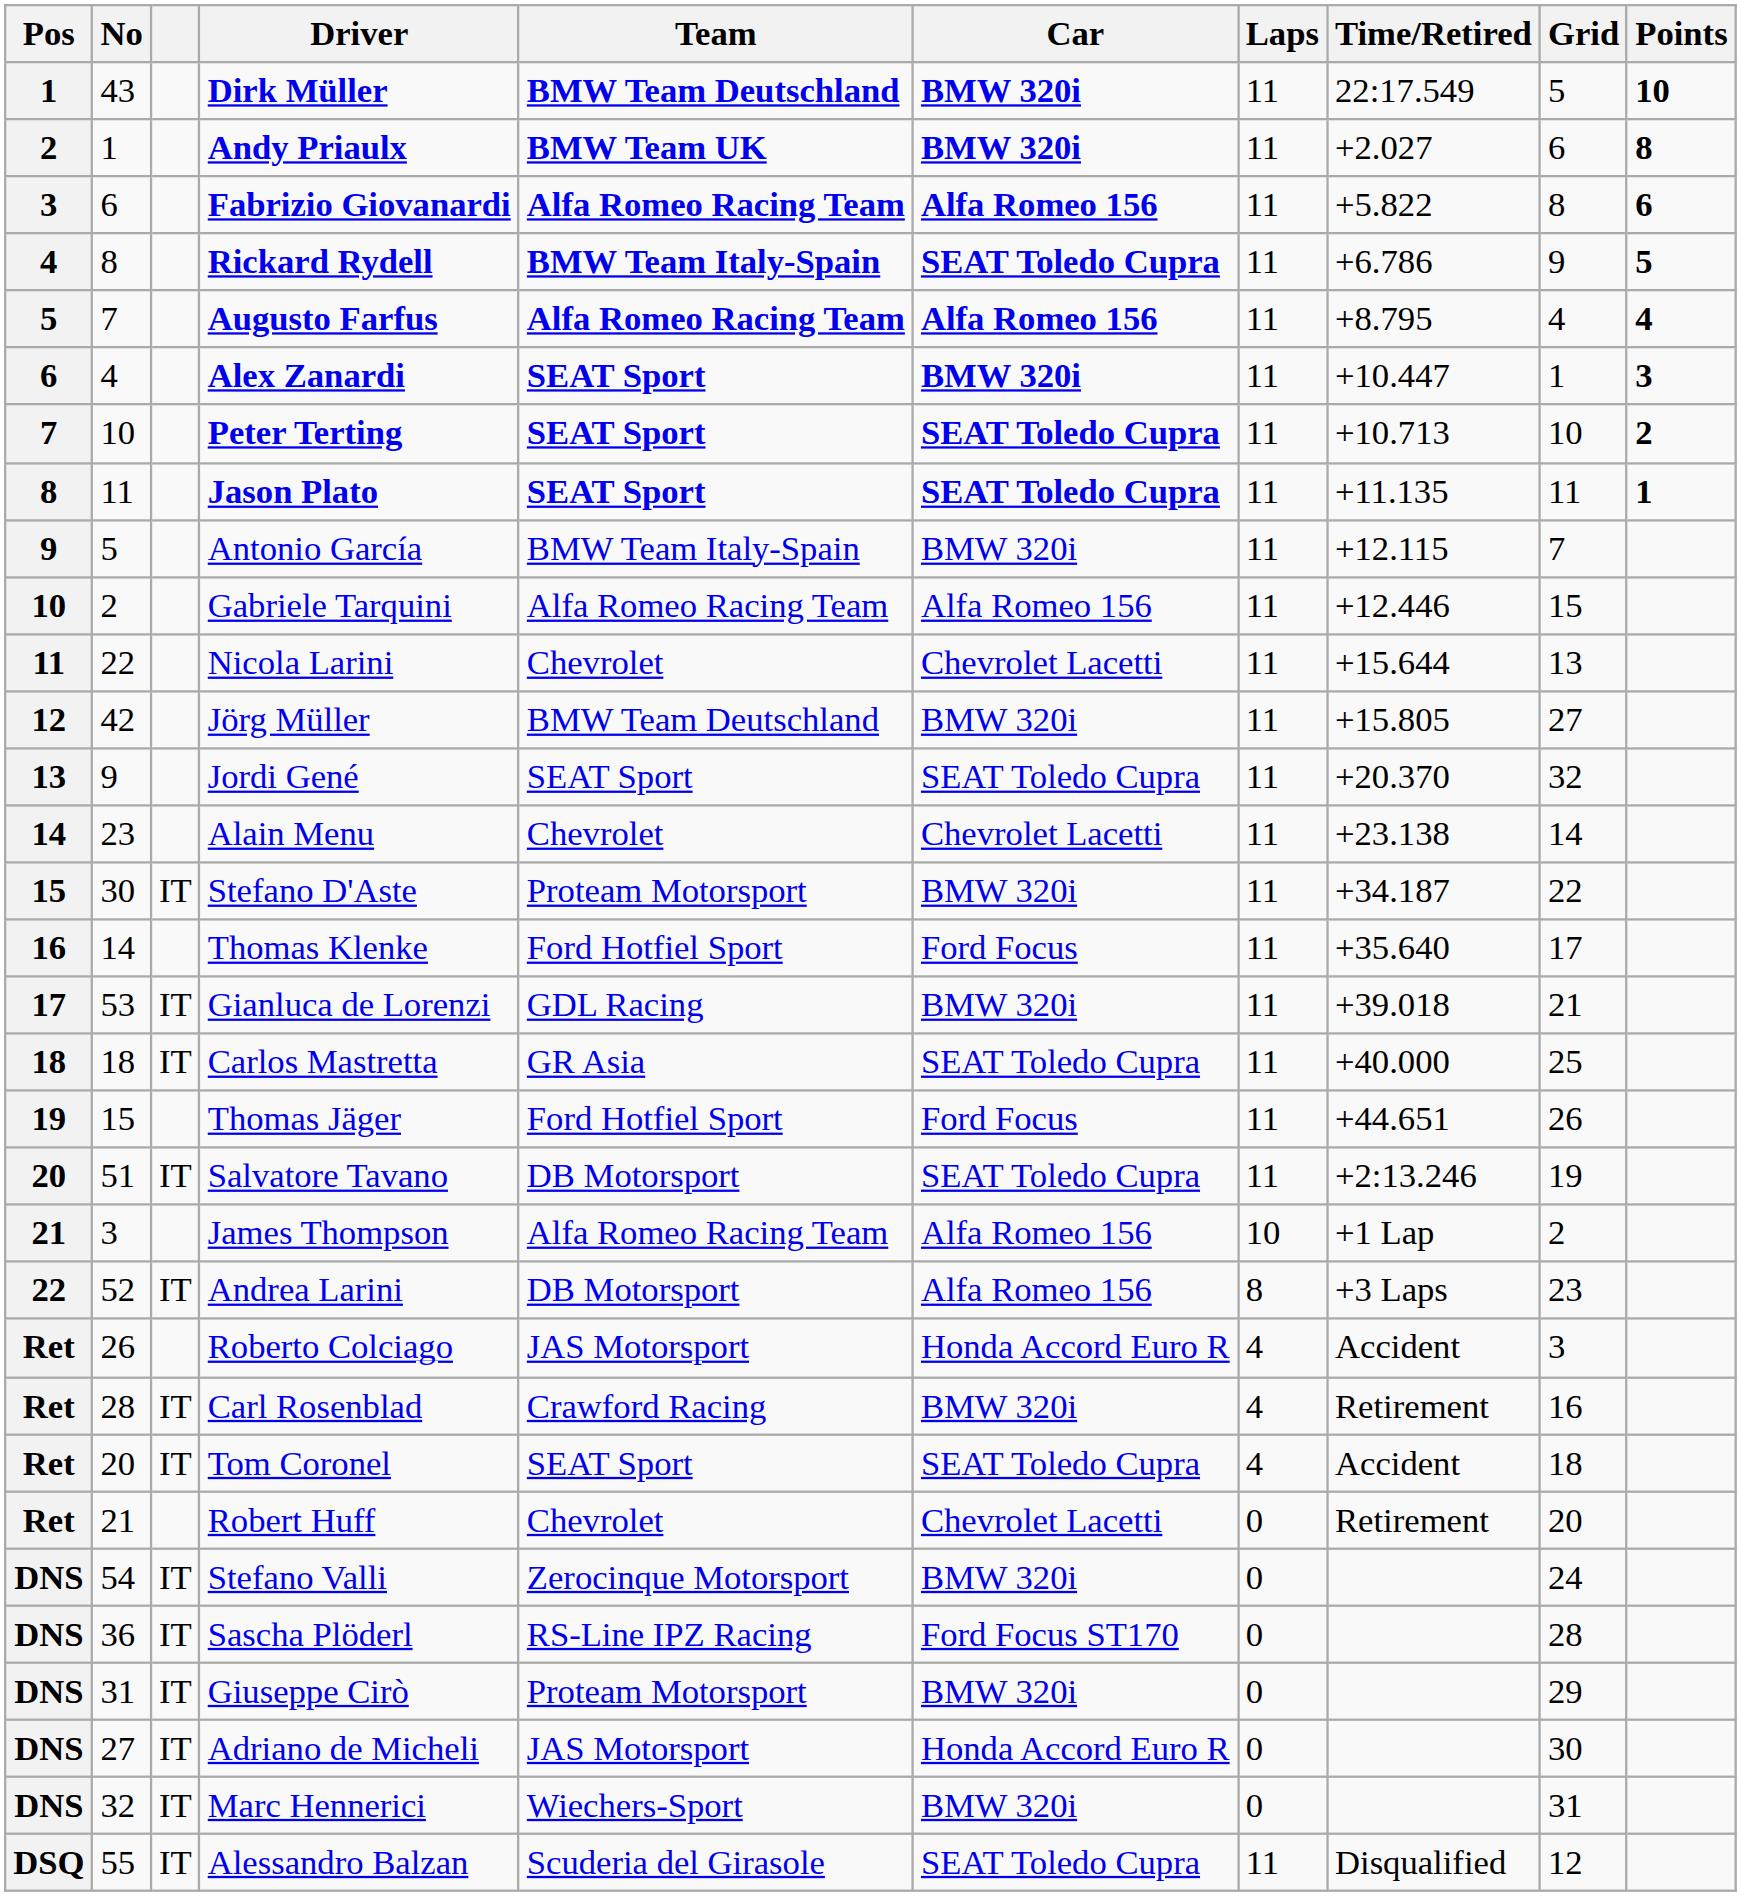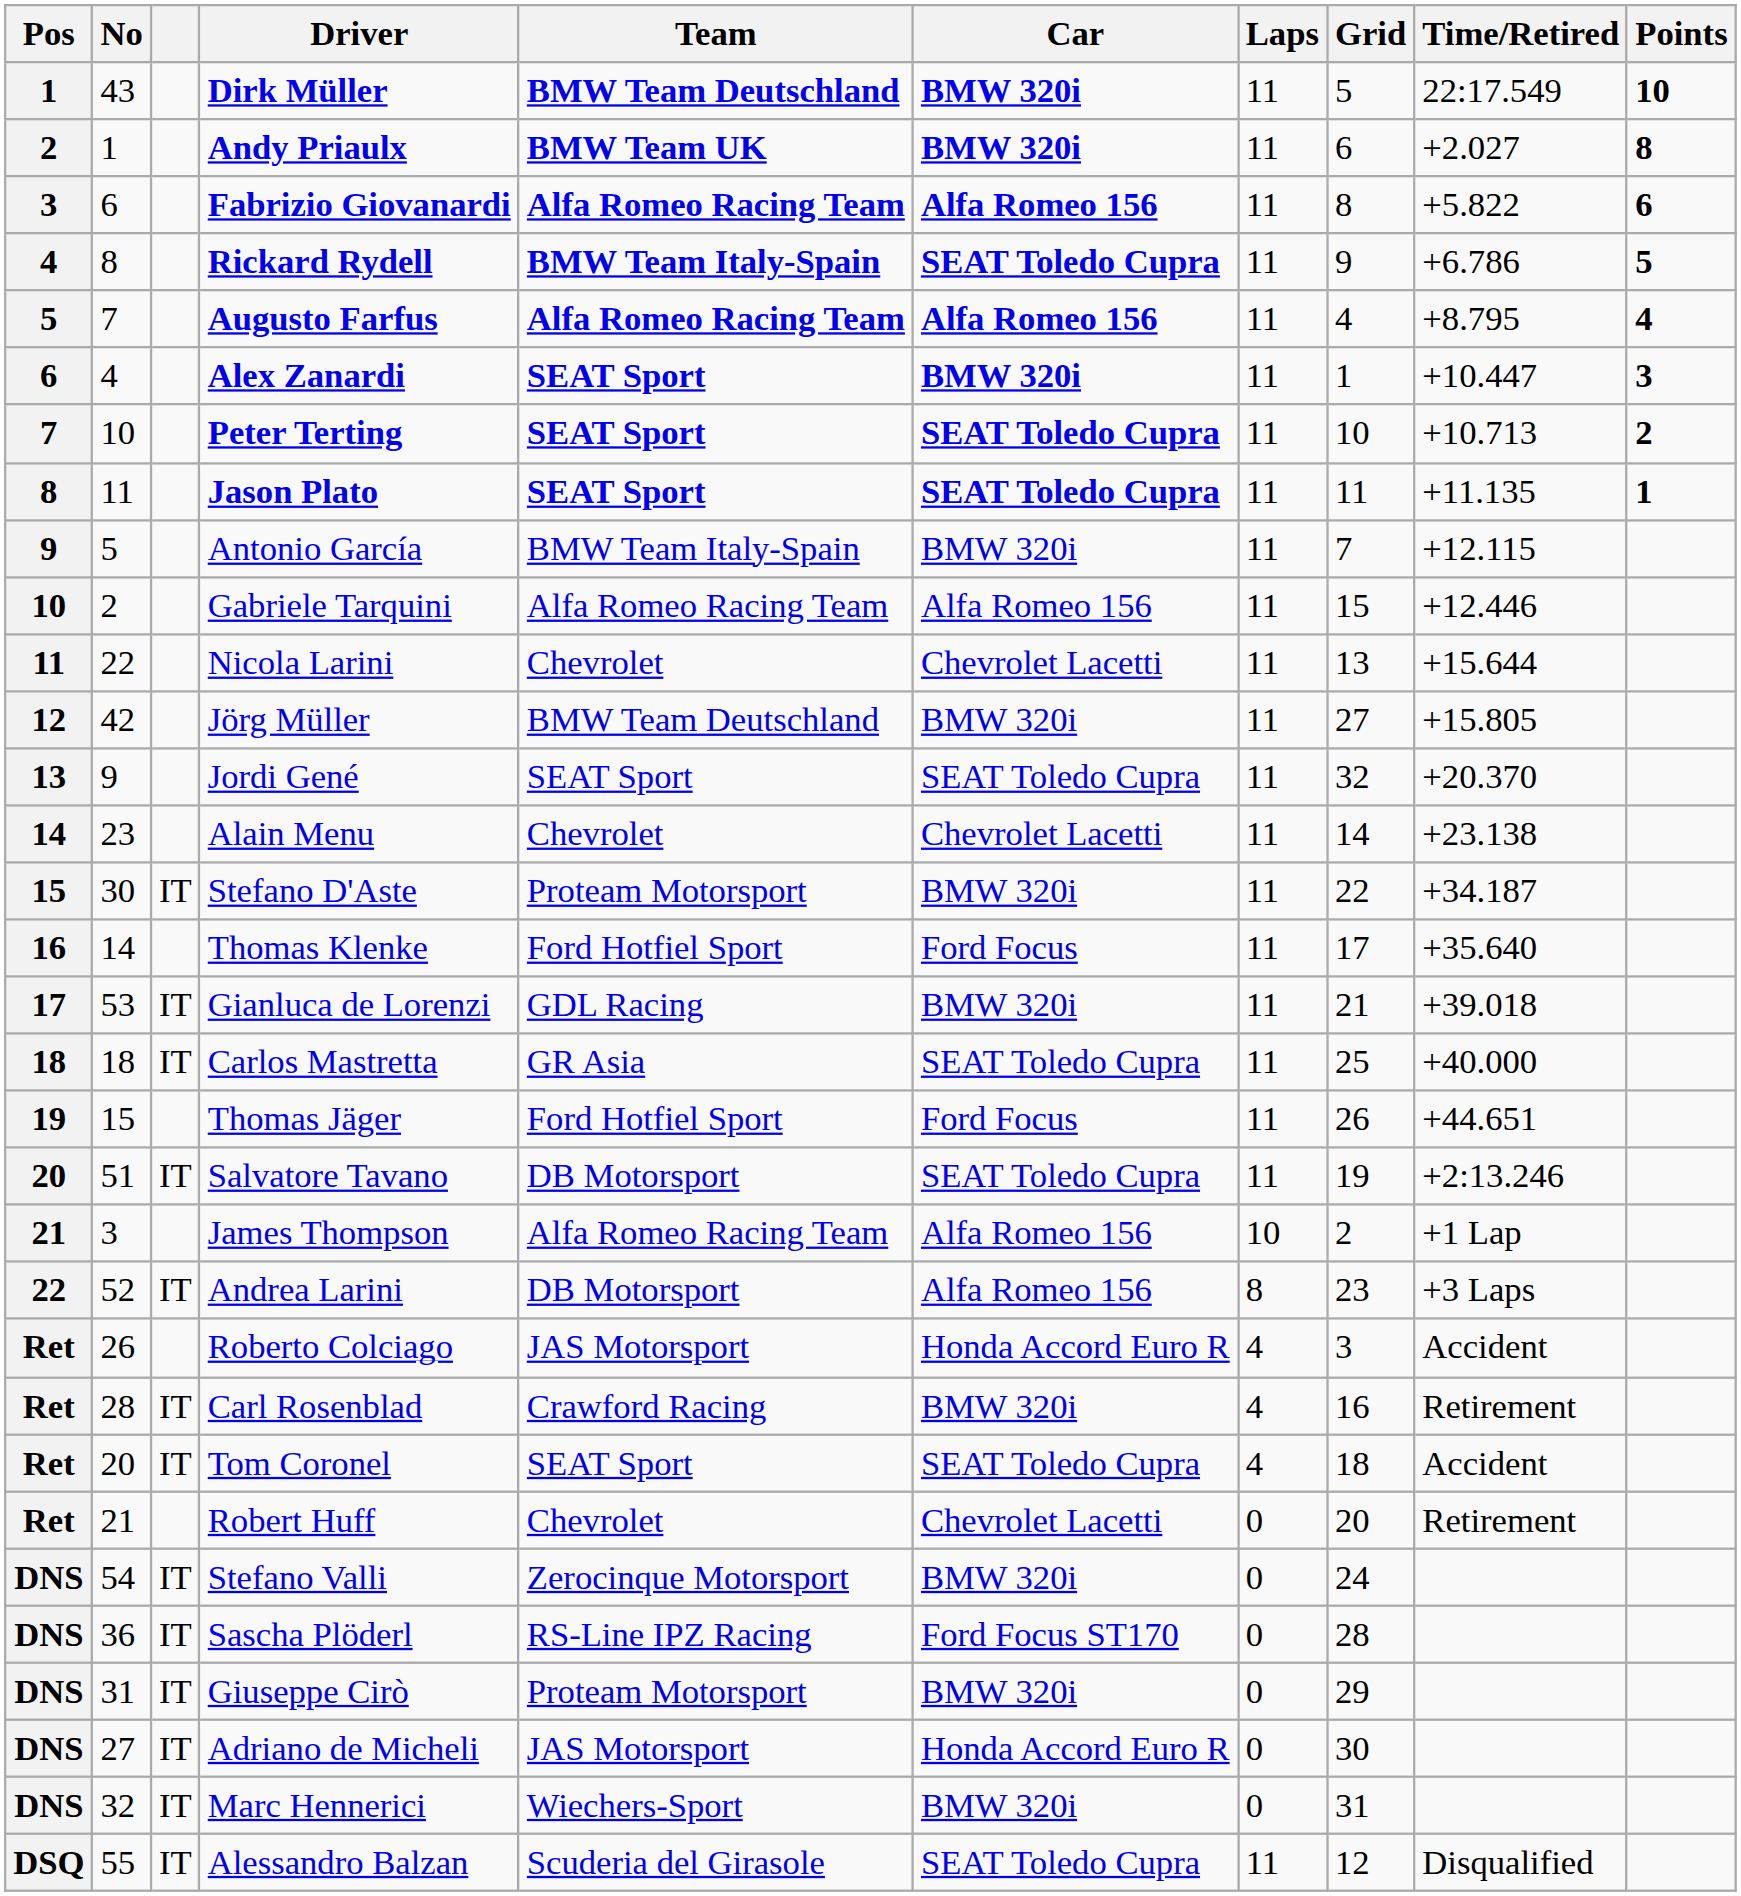columns swapped: (1433, 33) <-> (1584, 33)
